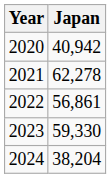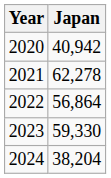(77, 103) 56,861 -> (77, 103) 56,864
